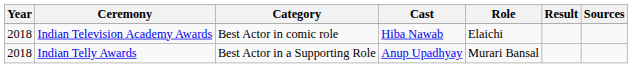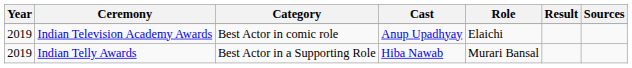(20, 33) 2018 -> (20, 33) 2019
(412, 33) Hiba Nawab -> (422, 33) Anup Upadhyay
(20, 53) 2018 -> (20, 53) 2019
(422, 53) Anup Upadhyay -> (412, 53) Hiba Nawab
